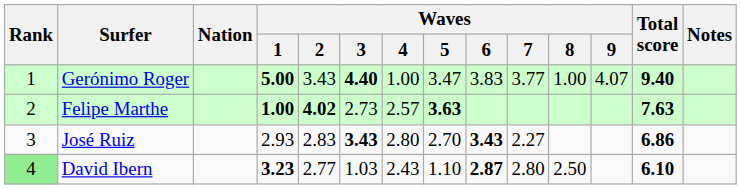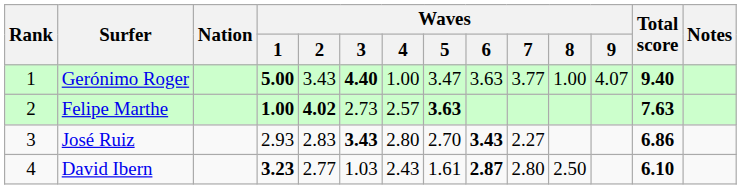(486, 79) 3.83 -> (486, 79) 3.63
(31, 169) lightgreen background -> (31, 169) no background
(445, 169) 1.10 -> (445, 169) 1.61
